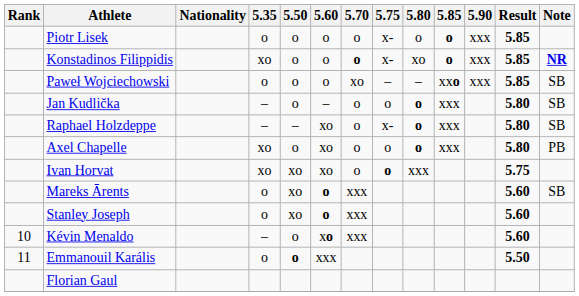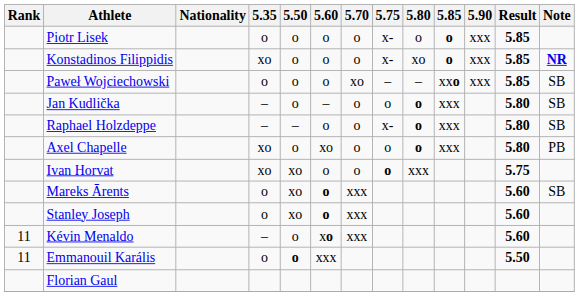(357, 59) bold -> (357, 59) normal
(326, 125) xo -> (326, 125) o
(326, 170) xo -> (326, 170) o
(24, 236) 10 -> (24, 236) 11
